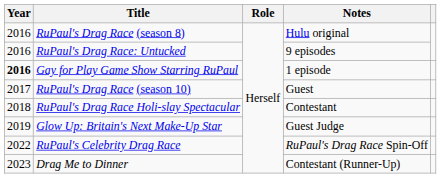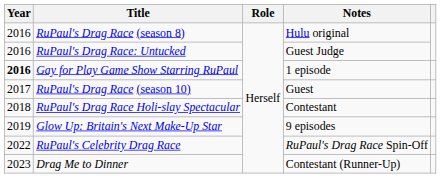(311, 51) 9 episodes -> (315, 51) Guest Judge
(315, 126) Guest Judge -> (311, 126) 9 episodes
